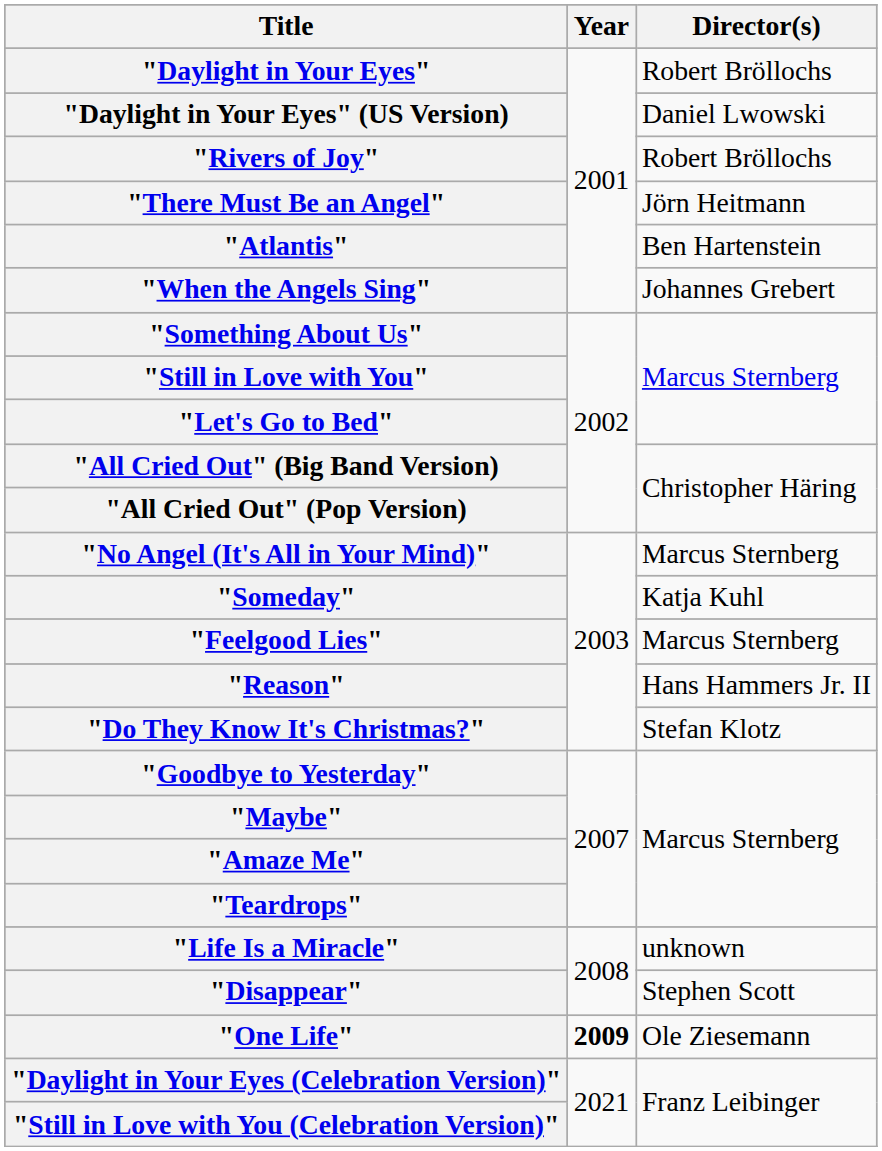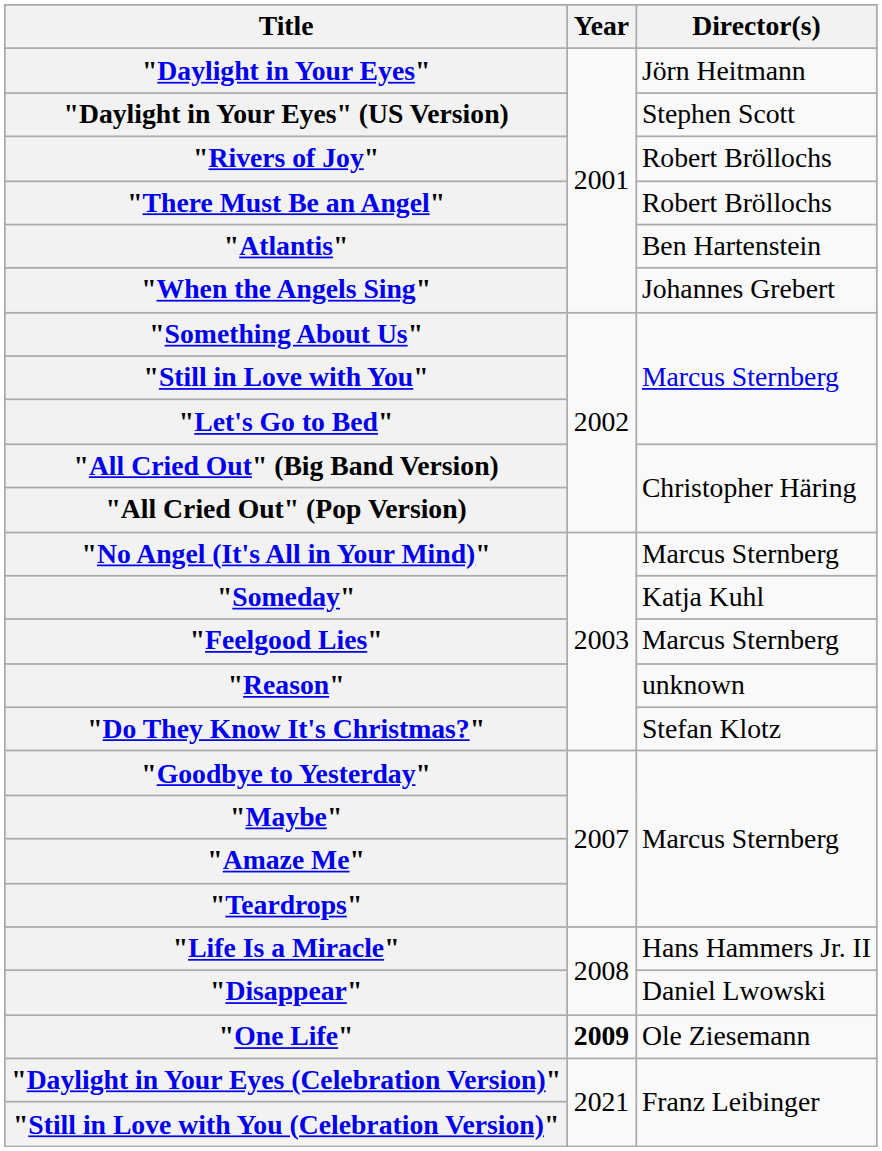(737, 70) Robert Bröllochs -> (724, 70) Jörn Heitmann
(734, 114) Daniel Lwowski -> (718, 114) Stephen Scott
(724, 202) Jörn Heitmann -> (737, 202) Robert Bröllochs
(756, 684) Hans Hammers Jr. II -> (693, 684) unknown
(693, 948) unknown -> (756, 948) Hans Hammers Jr. II
(718, 992) Stephen Scott -> (734, 992) Daniel Lwowski
